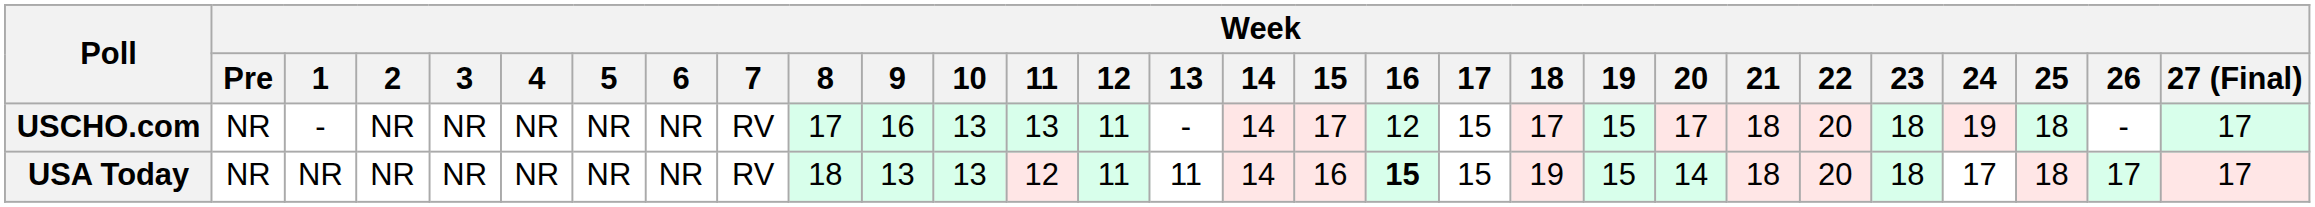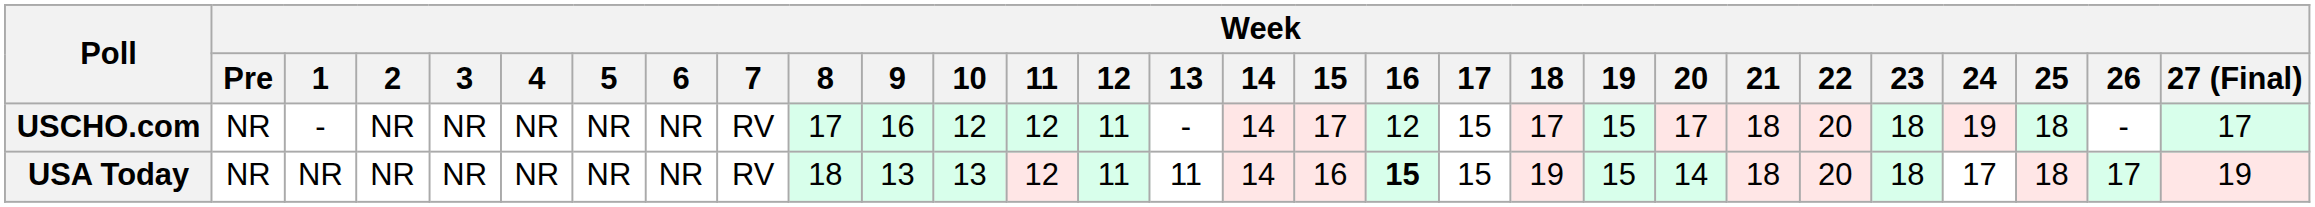(970, 126) 13 -> (970, 126) 12
(1042, 126) 13 -> (1042, 126) 12
(2235, 175) 17 -> (2235, 175) 19
